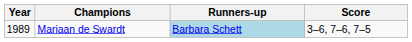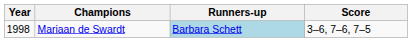(18, 29) 1989 -> (18, 29) 1998
